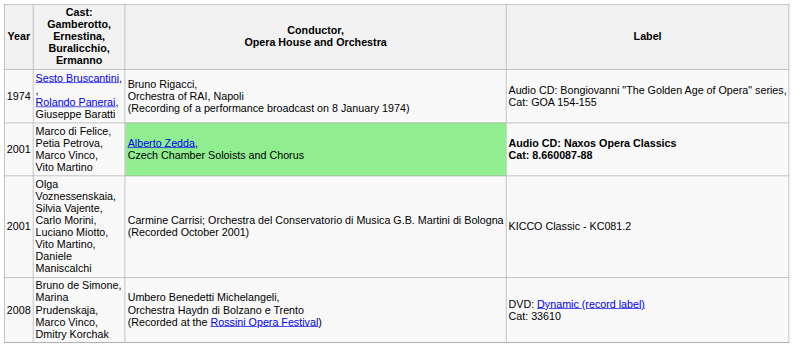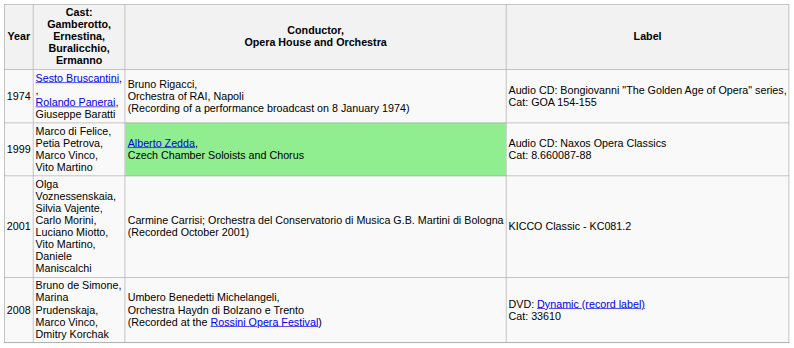(19, 149) 2001 -> (19, 149) 1999
(593, 149) bold -> (587, 149) normal
